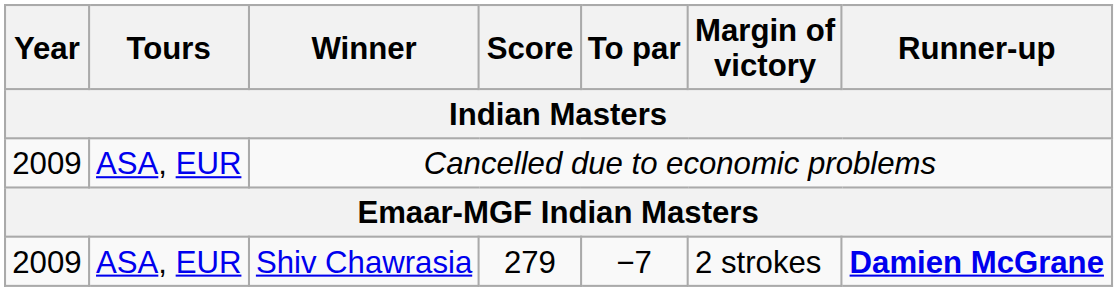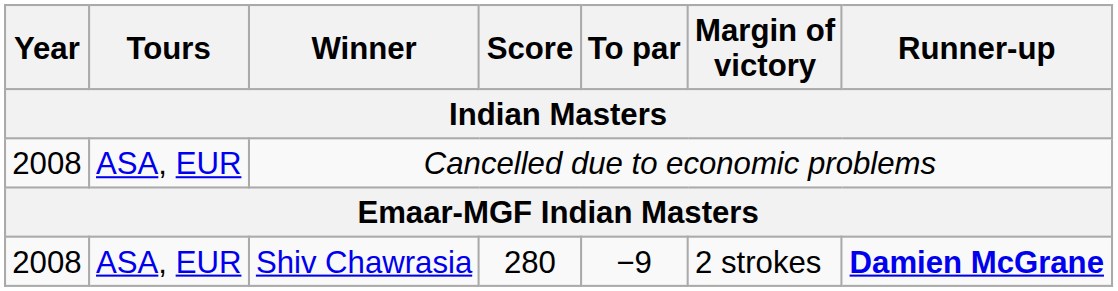(47, 163) 2009 -> (47, 163) 2008
(47, 262) 2009 -> (47, 262) 2008
(530, 262) 279 -> (530, 262) 280
(634, 262) −7 -> (634, 262) −9
